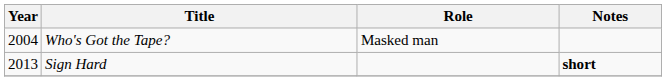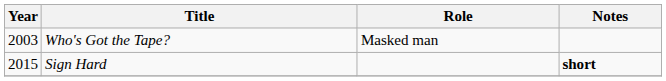(23, 40) 2004 -> (23, 40) 2003
(23, 64) 2013 -> (23, 64) 2015
